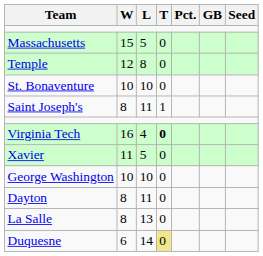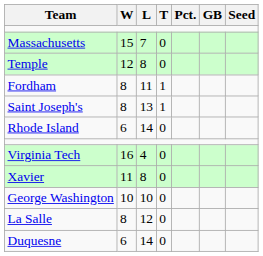(143, 42) 5 -> (143, 42) 7
- row: (51, 85)
+ row: (32, 85)
(146, 106) 11 -> (146, 106) 13
+ row: (43, 127)
(163, 134) bold -> (163, 155) normal
(143, 155) 5 -> (143, 176) 8
- row: (27, 198)
(146, 219) 13 -> (146, 219) 12
(163, 240) khaki background -> (163, 240) no background
